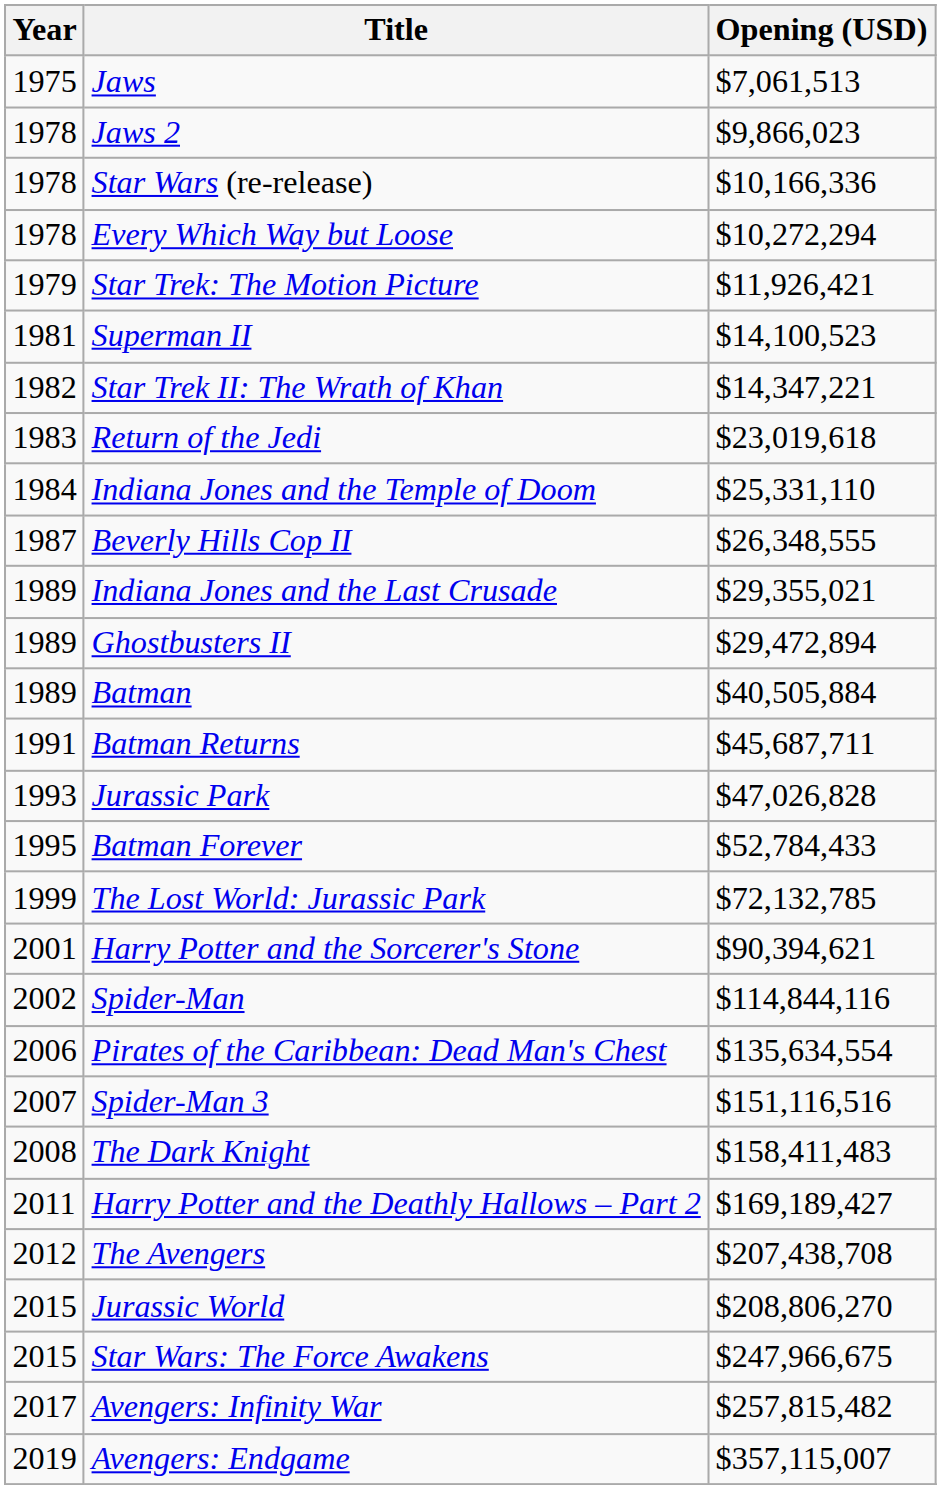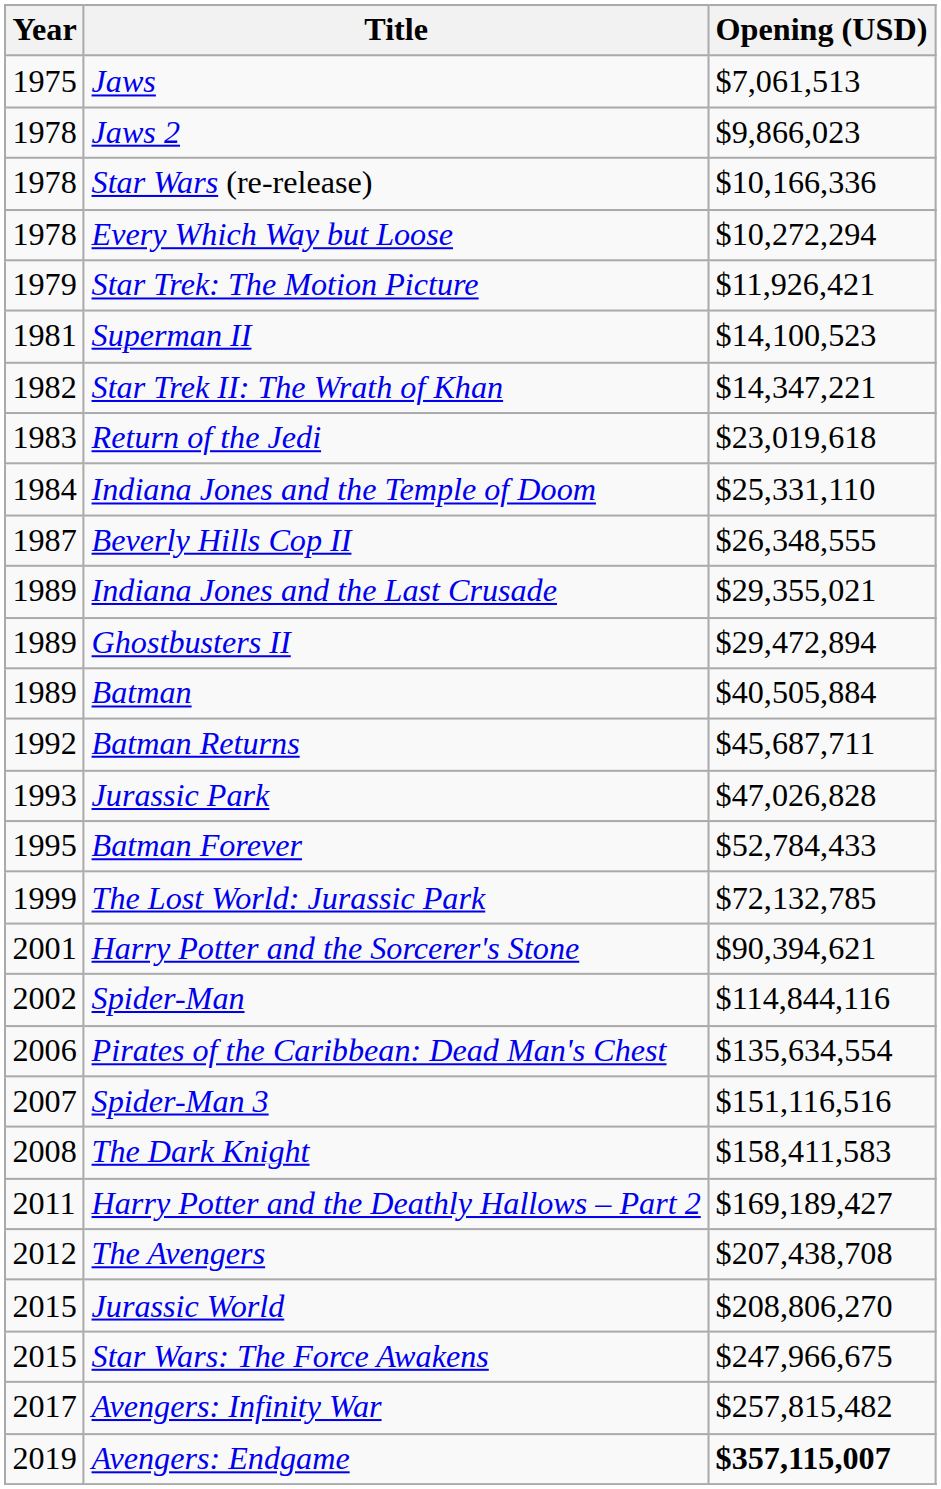(45, 744) 1991 -> (45, 744) 1992
(803, 1152) $158,411,483 -> (803, 1152) $158,411,583
(803, 1458) normal -> (803, 1458) bold
